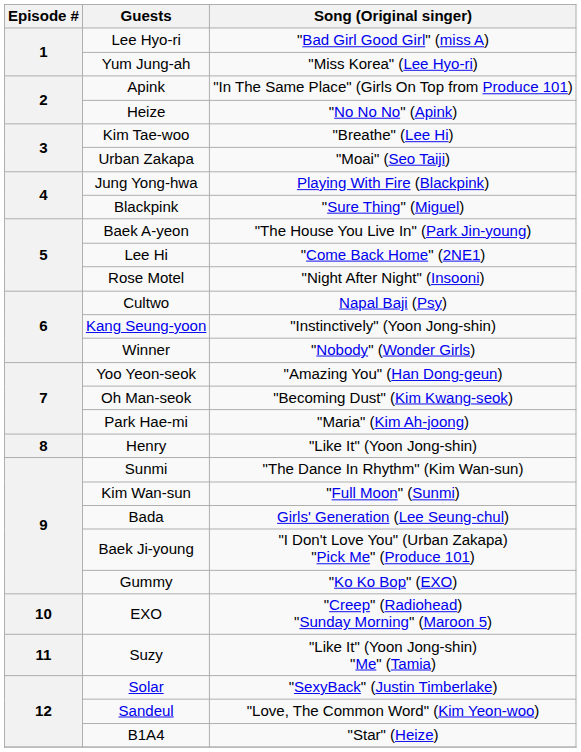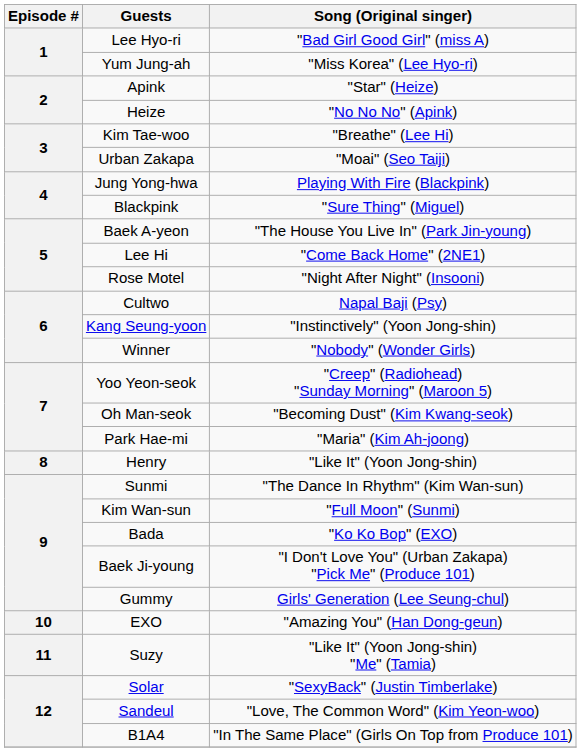(393, 87) "In The Same Place" (Girls On Top from Produce 101) -> (393, 87) "Star" (Heize)
(393, 374) "Amazing You" (Han Dong-geun) -> (393, 382) "Creep" (Radiohead) "Sunday Morning" (Maroon 5)
(393, 517) Girls' Generation (Lee Seung-chul) -> (393, 534) "Ko Ko Bop" (EXO)
(393, 581) "Ko Ko Bop" (EXO) -> (393, 598) Girls' Generation (Lee Seung-chul)
(393, 614) "Creep" (Radiohead) "Sunday Morning" (Maroon 5) -> (393, 622) "Amazing You" (Han Dong-geun)
(393, 735) "Star" (Heize) -> (393, 735) "In The Same Place" (Girls On Top from Produce 101)
